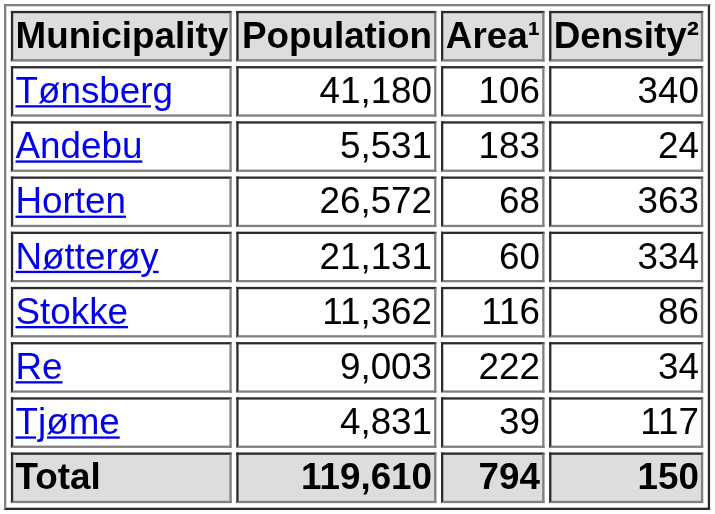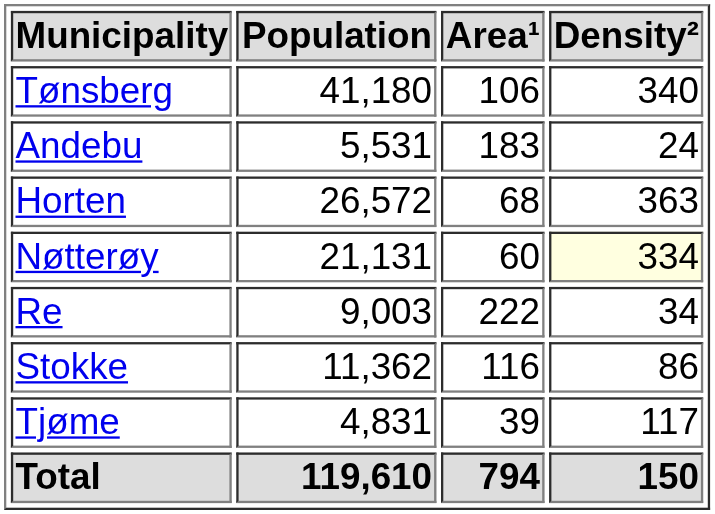(668, 256) no background -> (668, 256) lightyellow background
rows swapped: (39, 366) <-> (72, 311)
